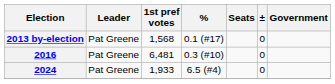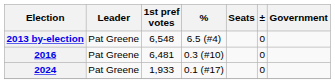(162, 39) 1,568 -> (162, 39) 6,548
(204, 39) 0.1 (#17) -> (204, 39) 6.5 (#4)
(204, 70) 6.5 (#4) -> (204, 70) 0.1 (#17)
